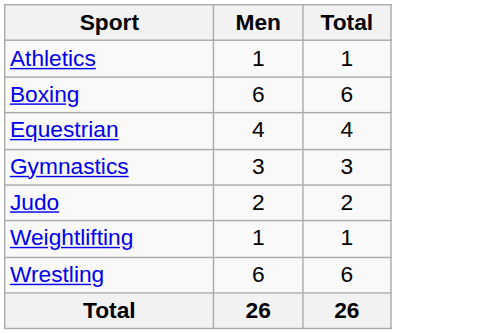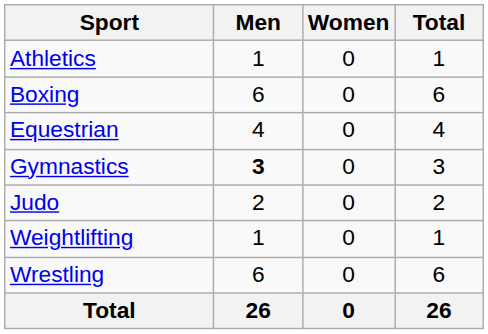+ column: (349, 22)
(258, 166) normal -> (258, 166) bold
